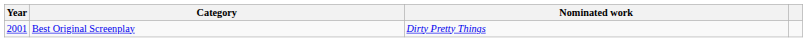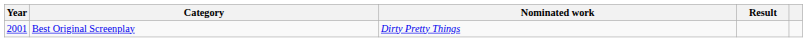+ column: (763, 12)
